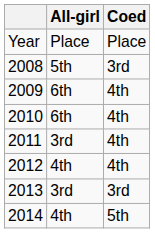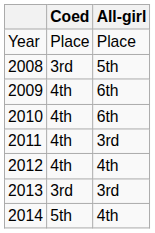columns swapped: (127, 16) <-> (75, 16)
